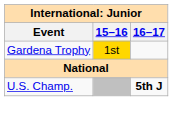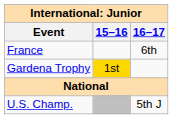+ row: (25, 50)
(149, 86) bold -> (149, 104) normal
